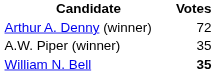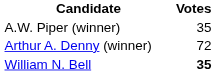rows swapped: (78, 27) <-> (62, 46)
